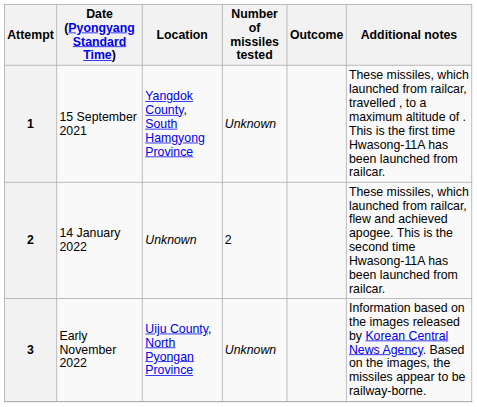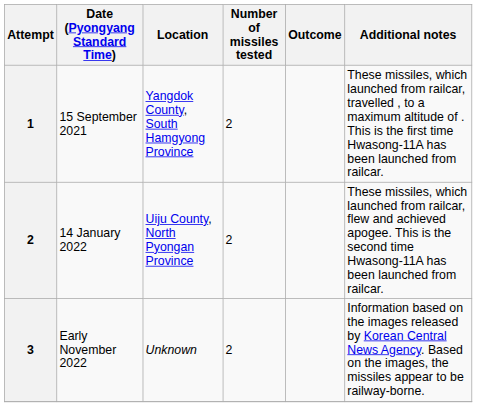(251, 123) Unknown -> (229, 123) 2
(171, 240) Unknown -> (179, 240) Uiju County, North Pyongan Province
(178, 350) Uiju County, North Pyongan Province -> (171, 350) Unknown
(251, 350) Unknown -> (229, 350) 2
